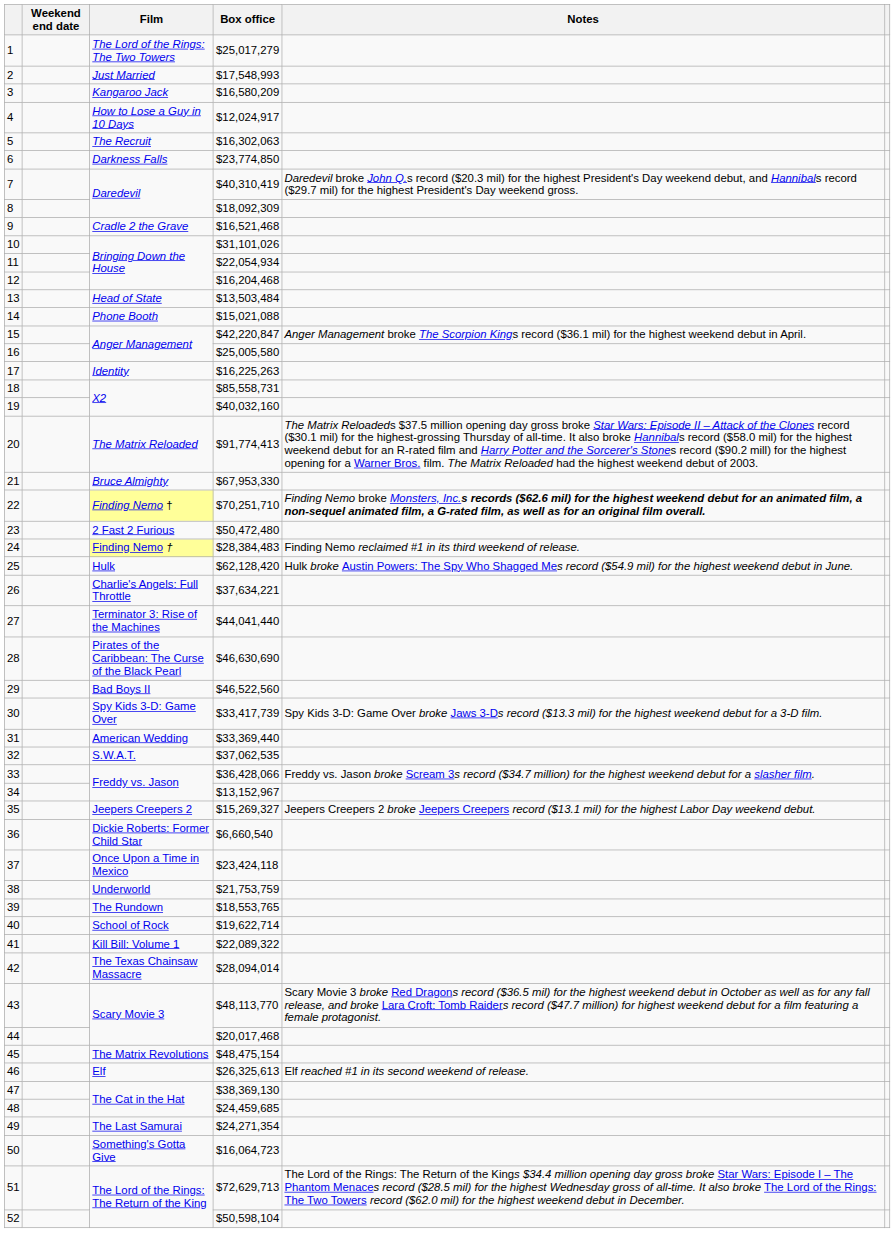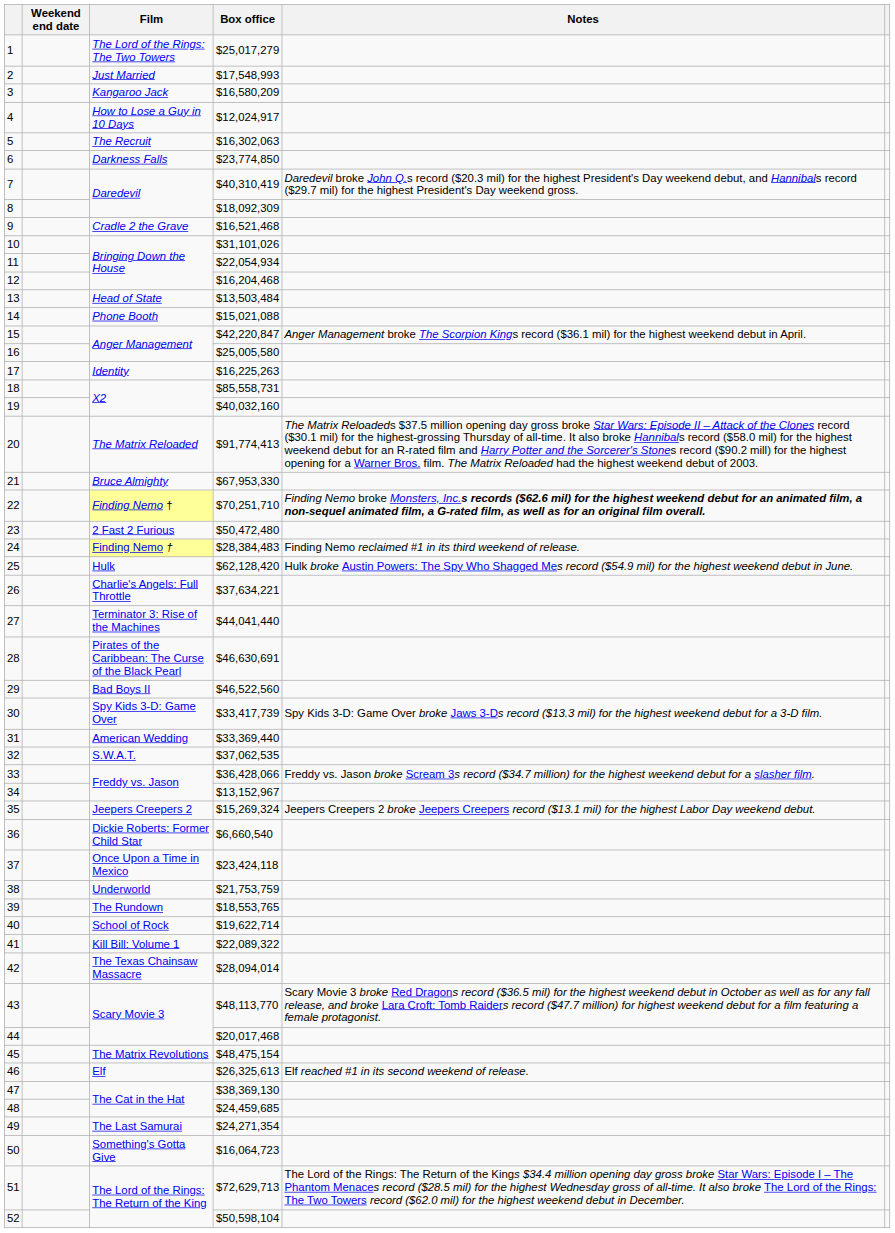(248, 658) $46,630,690 -> (248, 658) $46,630,691
(248, 810) $15,269,327 -> (248, 810) $15,269,324
